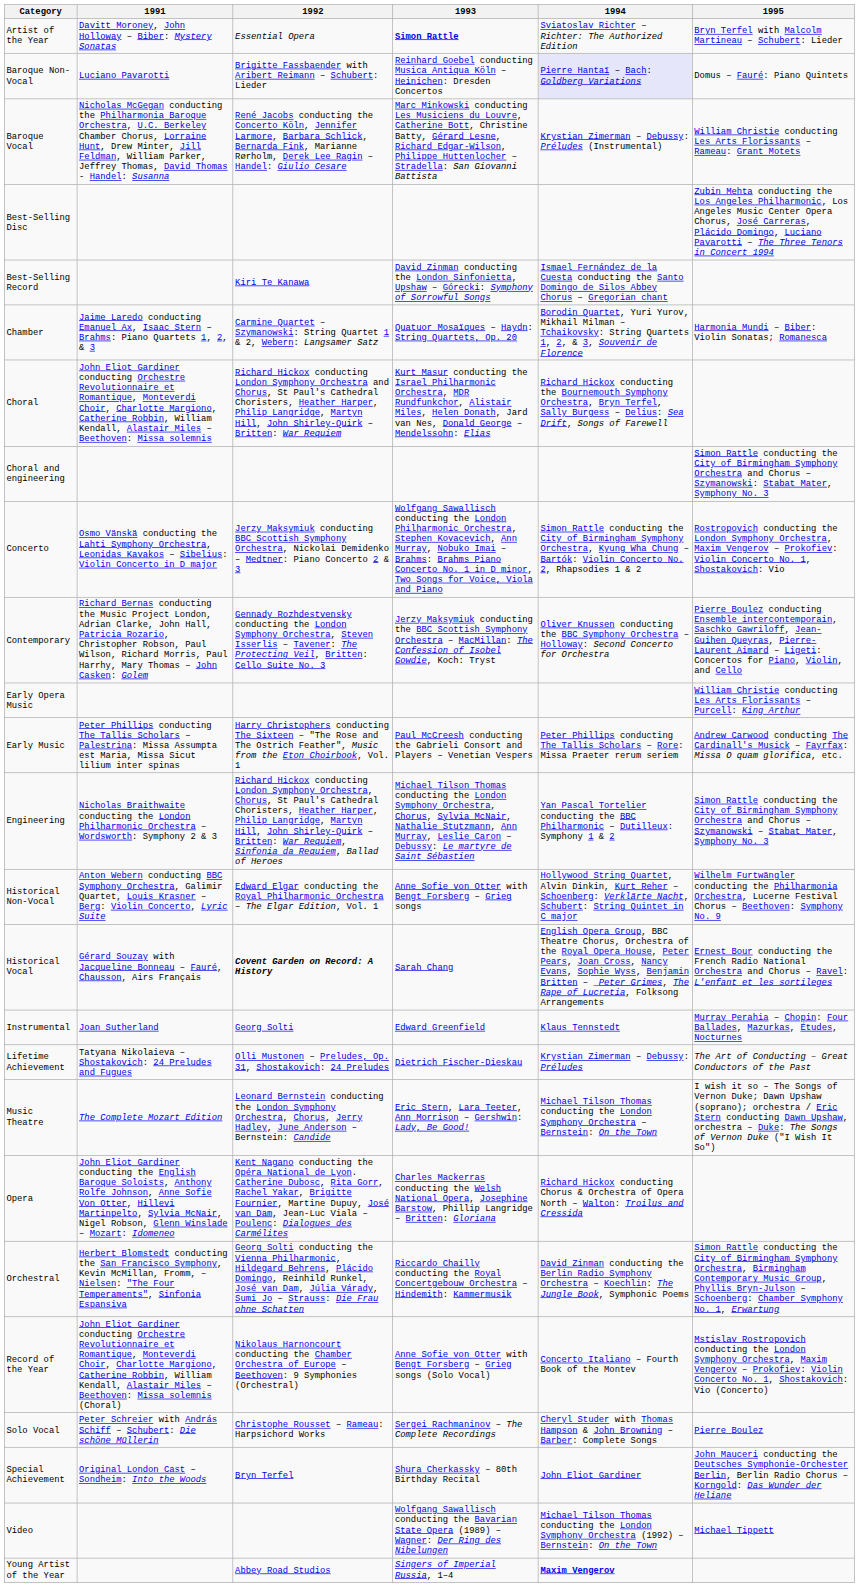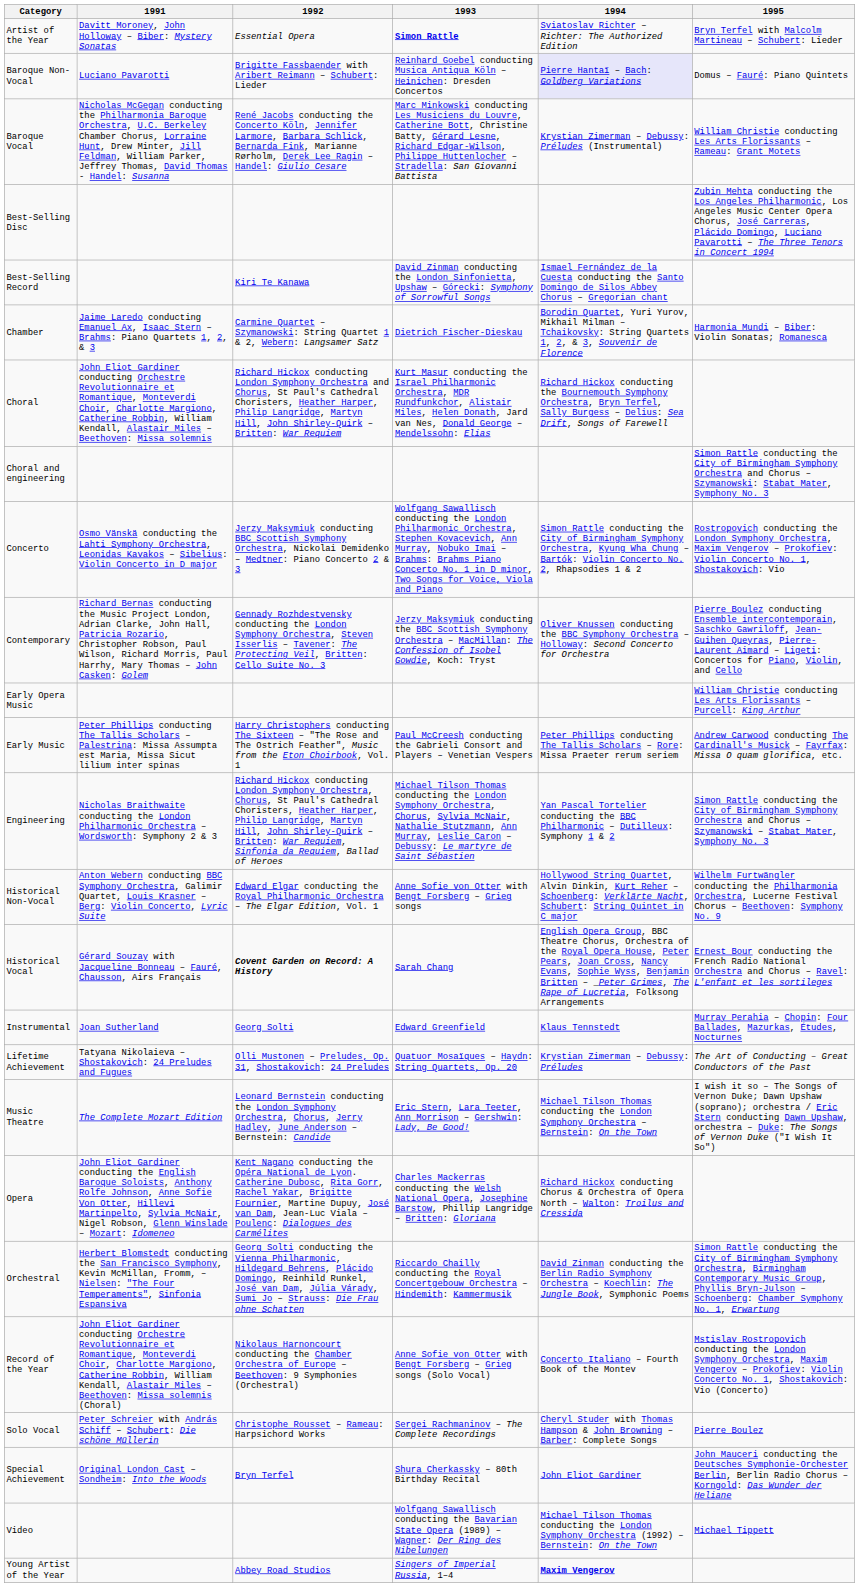(464, 333) Quatuor Mosaïques – Haydn: String Quartets, Op. 20 -> (459, 333) Dietrich Fischer-Dieskau
(459, 1062) Dietrich Fischer-Dieskau -> (464, 1062) Quatuor Mosaïques – Haydn: String Quartets, Op. 20
